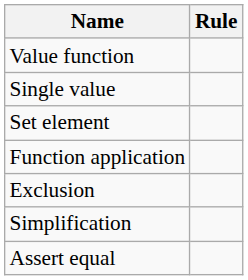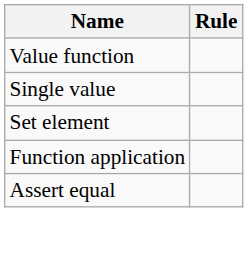- row: (52, 190)
- row: (70, 223)
